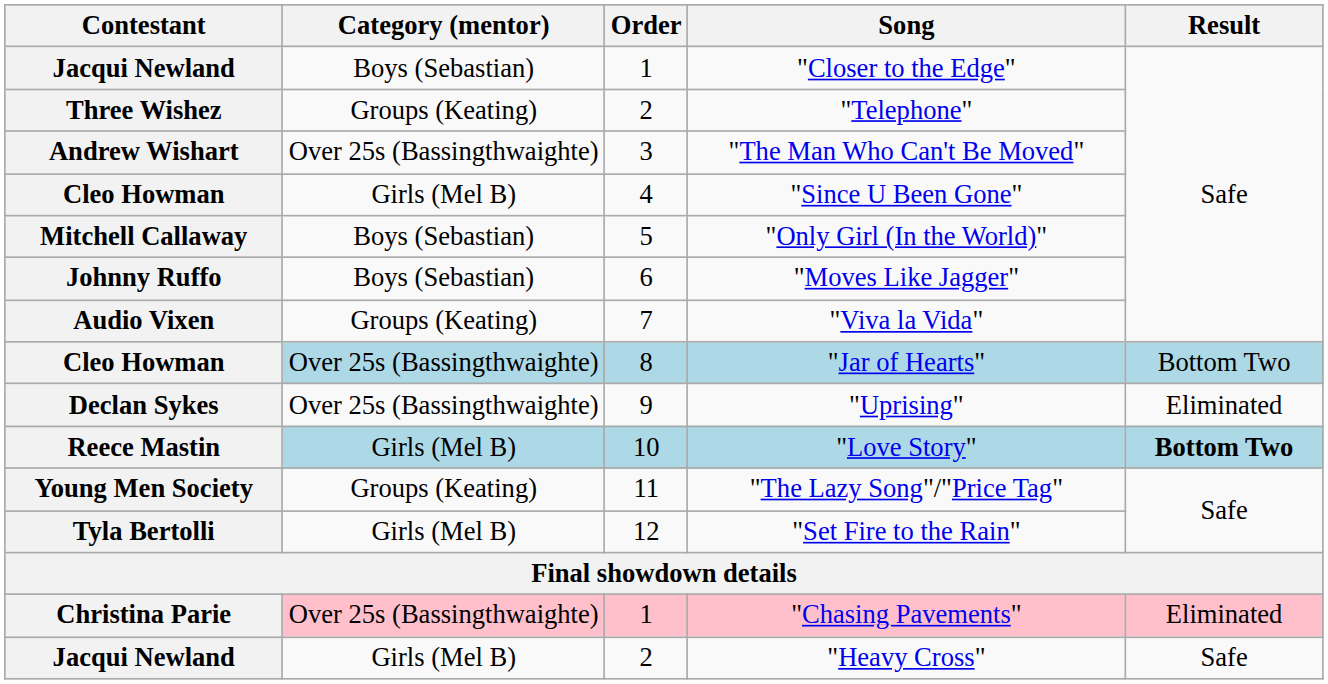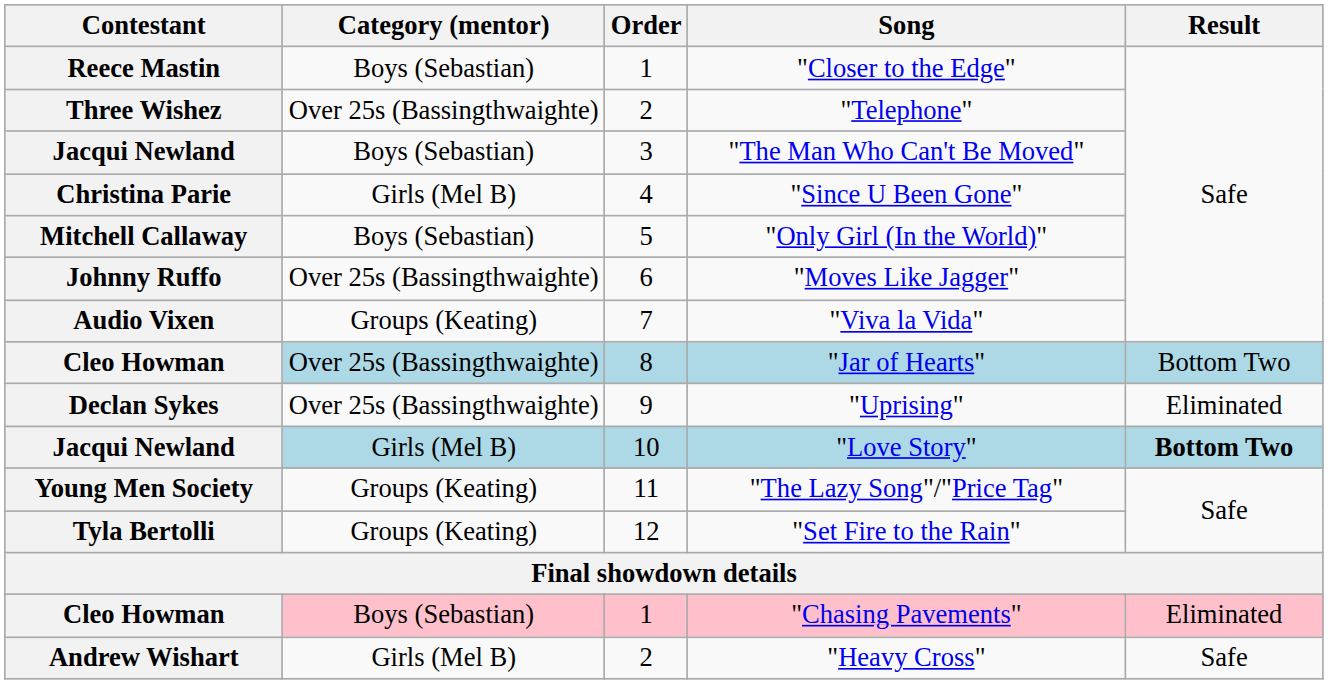(144, 67) Jacqui Newland -> (144, 67) Reece Mastin
(444, 109) Groups (Keating) -> (444, 109) Over 25s (Bassingthwaighte)
(144, 151) Andrew Wishart -> (144, 151) Jacqui Newland
(444, 151) Over 25s (Bassingthwaighte) -> (444, 151) Boys (Sebastian)
(144, 194) Cleo Howman -> (144, 194) Christina Parie
(444, 278) Boys (Sebastian) -> (444, 278) Over 25s (Bassingthwaighte)
(144, 446) Reece Mastin -> (144, 446) Jacqui Newland
(444, 531) Girls (Mel B) -> (444, 531) Groups (Keating)
(144, 615) Christina Parie -> (144, 615) Cleo Howman
(444, 615) Over 25s (Bassingthwaighte) -> (444, 615) Boys (Sebastian)
(144, 657) Jacqui Newland -> (144, 657) Andrew Wishart
